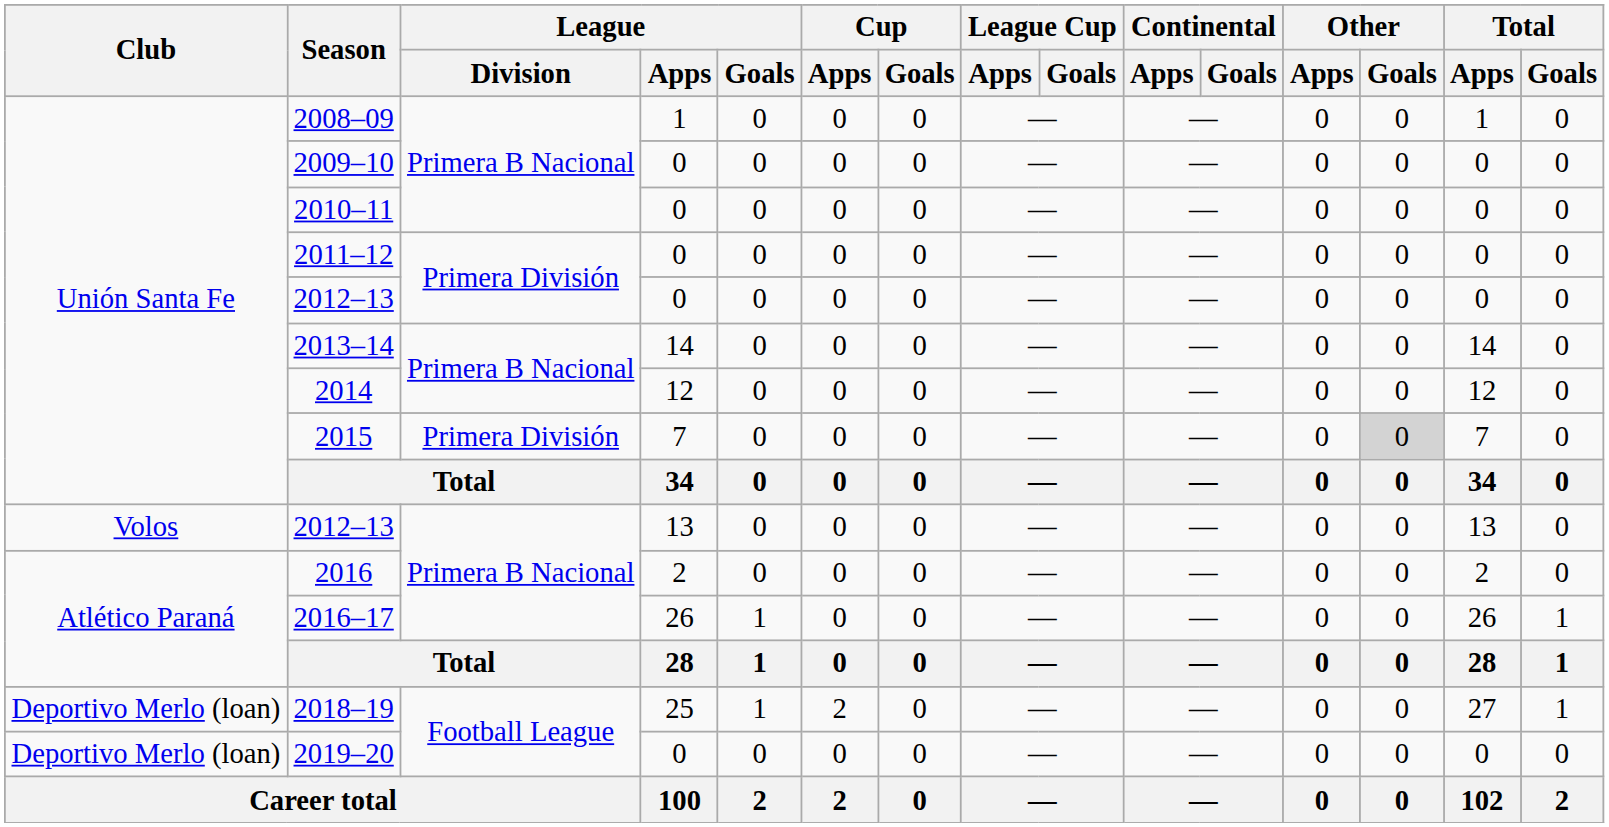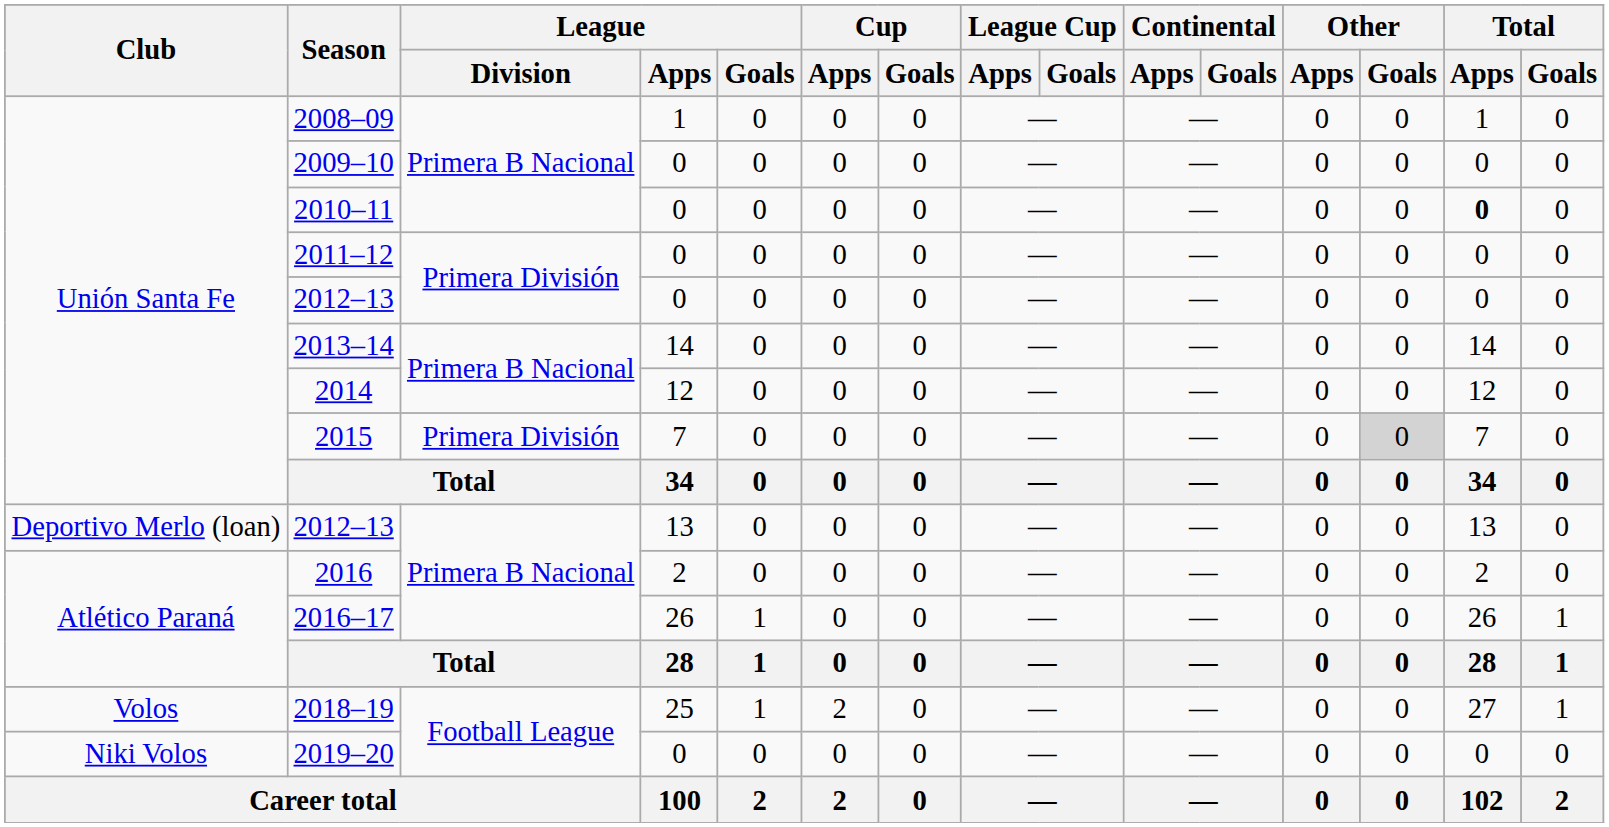(1482, 208) normal -> (1482, 208) bold
(146, 526) Volos -> (146, 526) Deportivo Merlo (loan)
(146, 708) Deportivo Merlo (loan) -> (146, 708) Volos
(146, 753) Deportivo Merlo (loan) -> (146, 753) Niki Volos
